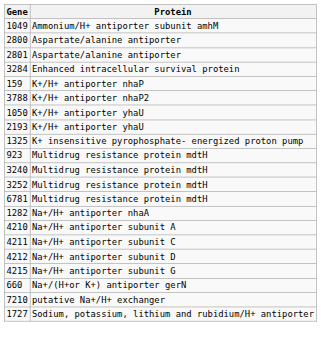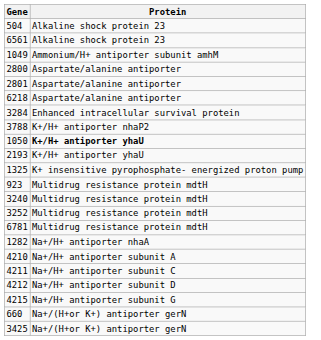+ row: (14, 26)
+ row: (17, 40)
+ row: (17, 98)
- row: (14, 84)
(88, 112) normal -> (88, 141) bold
+ row: (17, 329)
- row: (17, 300)
- row: (17, 314)
